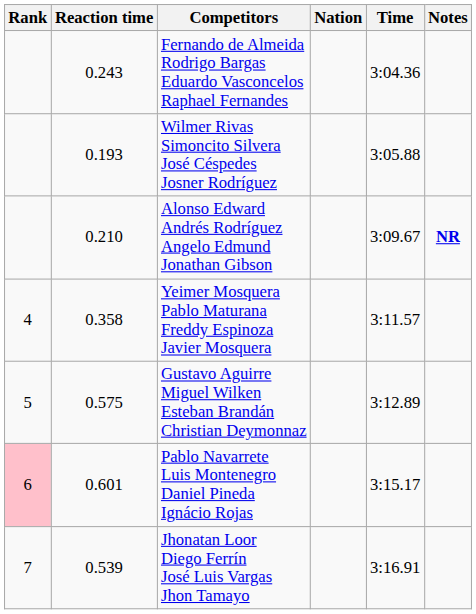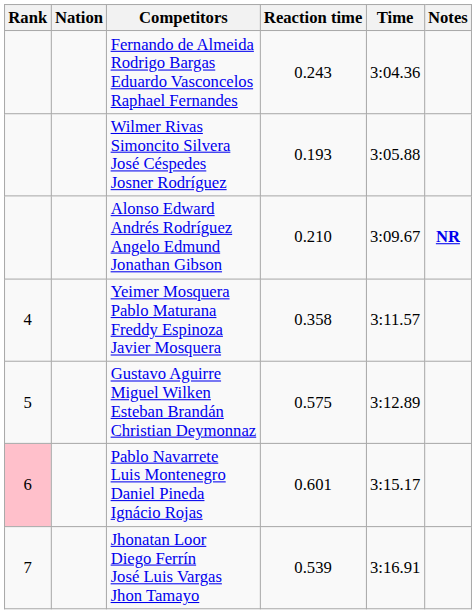columns swapped: (338, 17) <-> (104, 17)
